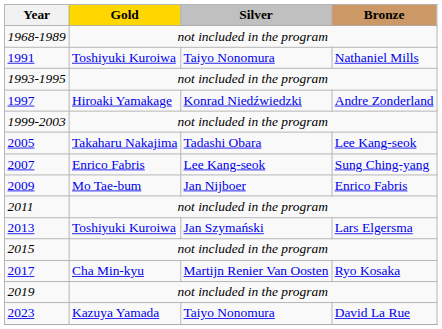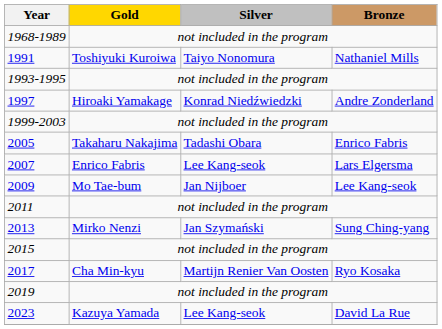(376, 143) Lee Kang-seok -> (371, 143) Enrico Fabris
(382, 164) Sung Ching-yang -> (374, 164) Lars Elgersma
(371, 185) Enrico Fabris -> (376, 185) Lee Kang-seok
(124, 228) Toshiyuki Kuroiwa -> (106, 228) Mirko Nenzi
(374, 228) Lars Elgersma -> (382, 228) Sung Ching-yang
(229, 313) Taiyo Nonomura -> (224, 313) Lee Kang-seok
